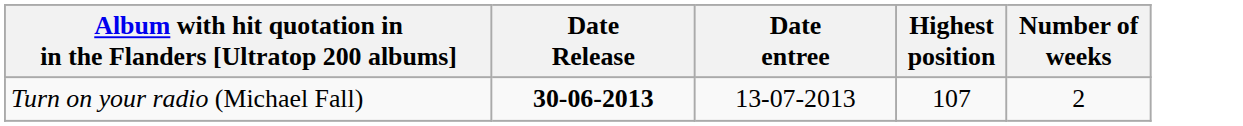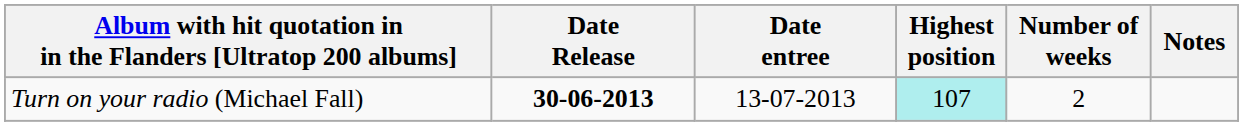+ column: (1194, 41)
(952, 98) no background -> (952, 98) paleturquoise background
